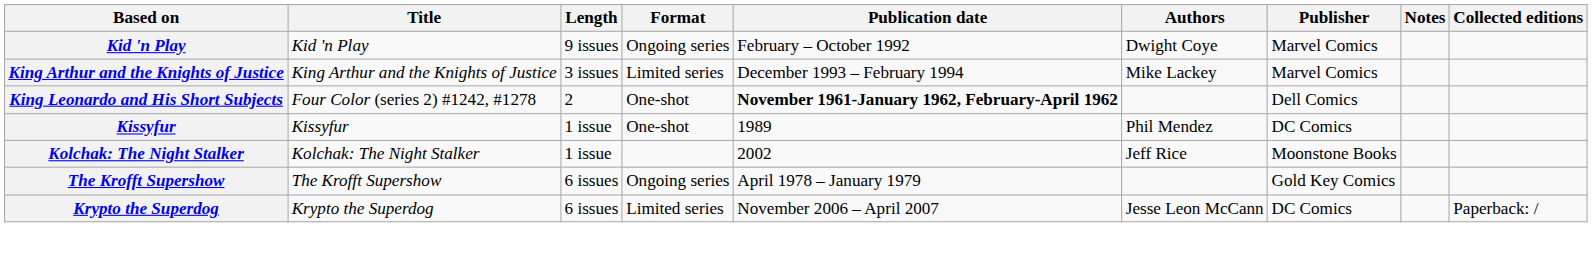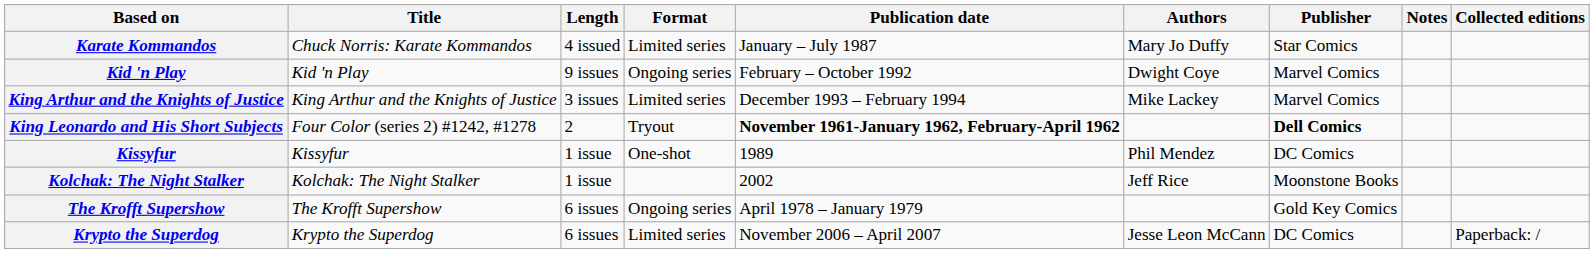+ row: (146, 45)
(658, 99) One-shot -> (651, 126) Tryout
(1315, 99) normal -> (1317, 126) bold
